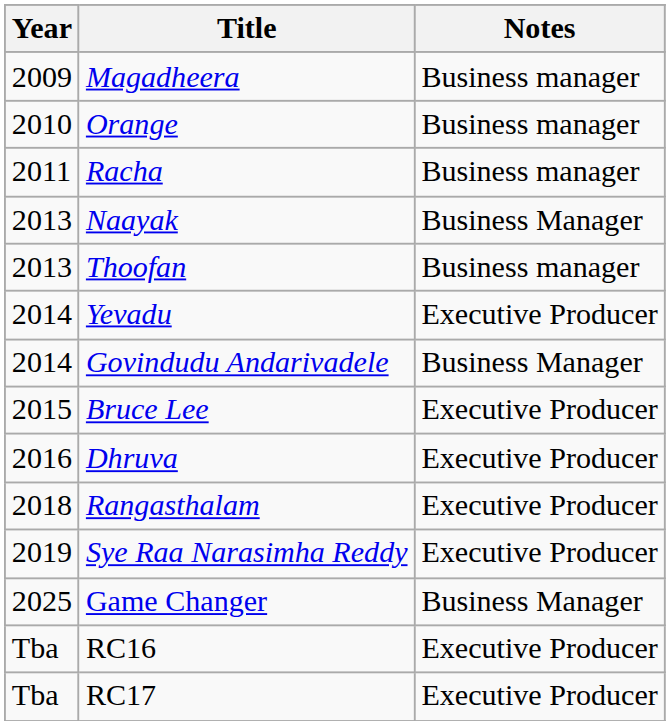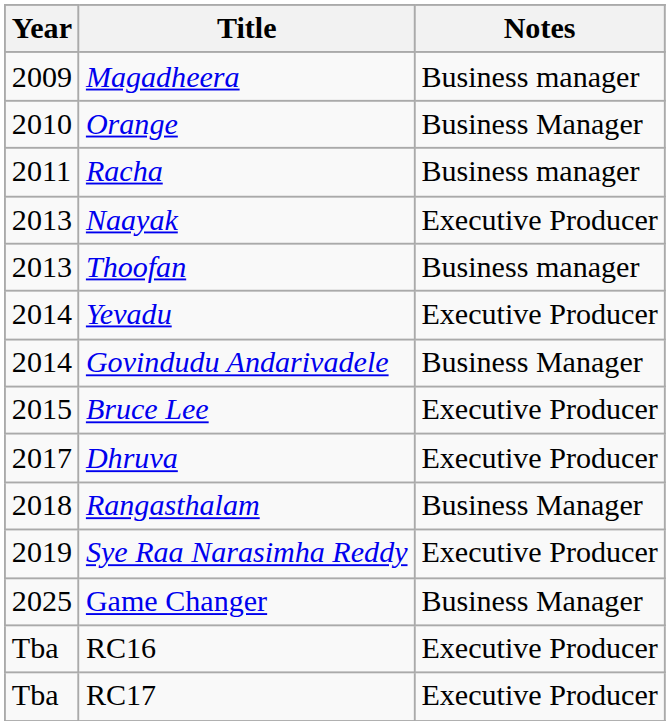(530, 123) Business manager -> (532, 123) Business Manager
(532, 219) Business Manager -> (540, 219) Executive Producer
(42, 457) 2016 -> (42, 457) 2017
(540, 505) Executive Producer -> (532, 505) Business Manager
